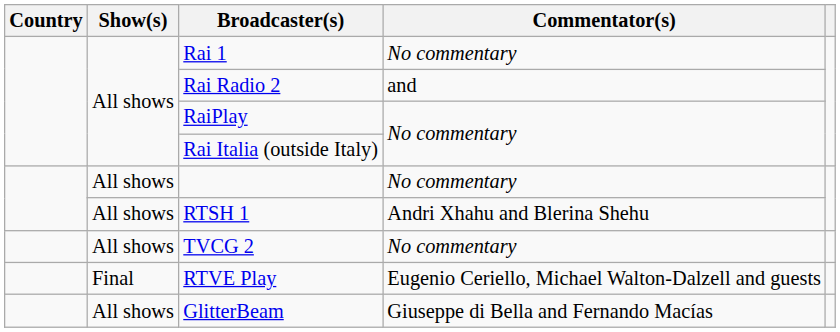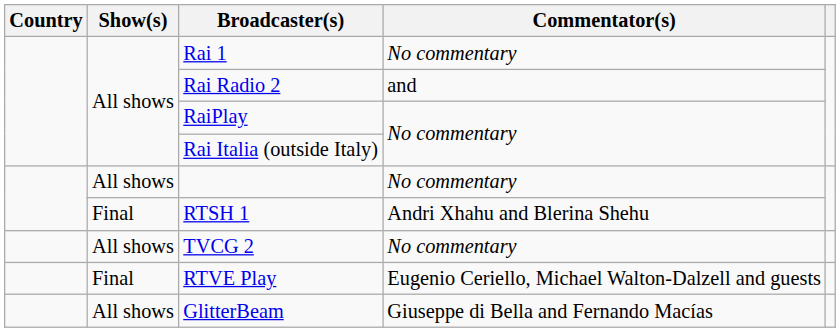(133, 213) All shows -> (113, 213) Final
